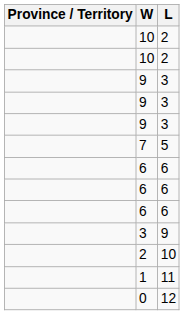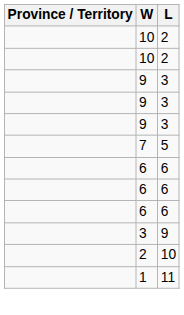- row: (143, 299)
